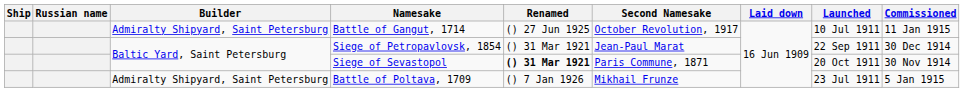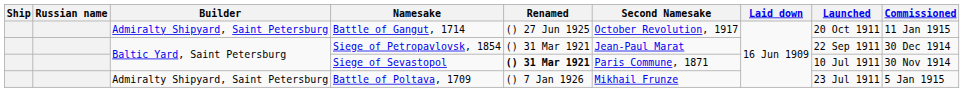(847, 29) 10 Jul 1911 -> (847, 29) 20 Oct 1911
(847, 62) 20 Oct 1911 -> (847, 62) 10 Jul 1911
